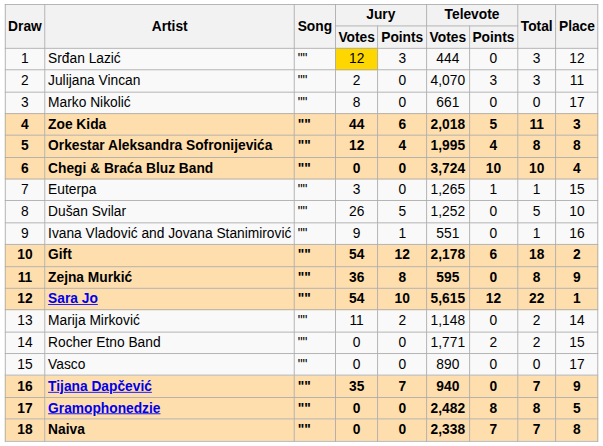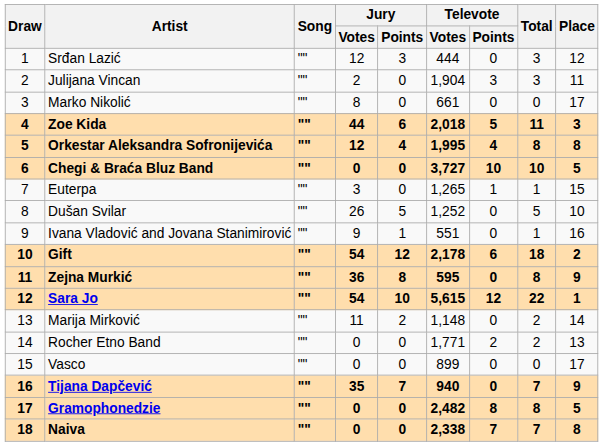(357, 59) gold background -> (357, 59) no background
(448, 80) 4,070 -> (448, 80) 1,904
(448, 168) 3,724 -> (448, 168) 3,727
(577, 168) 4 -> (577, 168) 5
(577, 342) 15 -> (577, 342) 13
(448, 364) 890 -> (448, 364) 899
